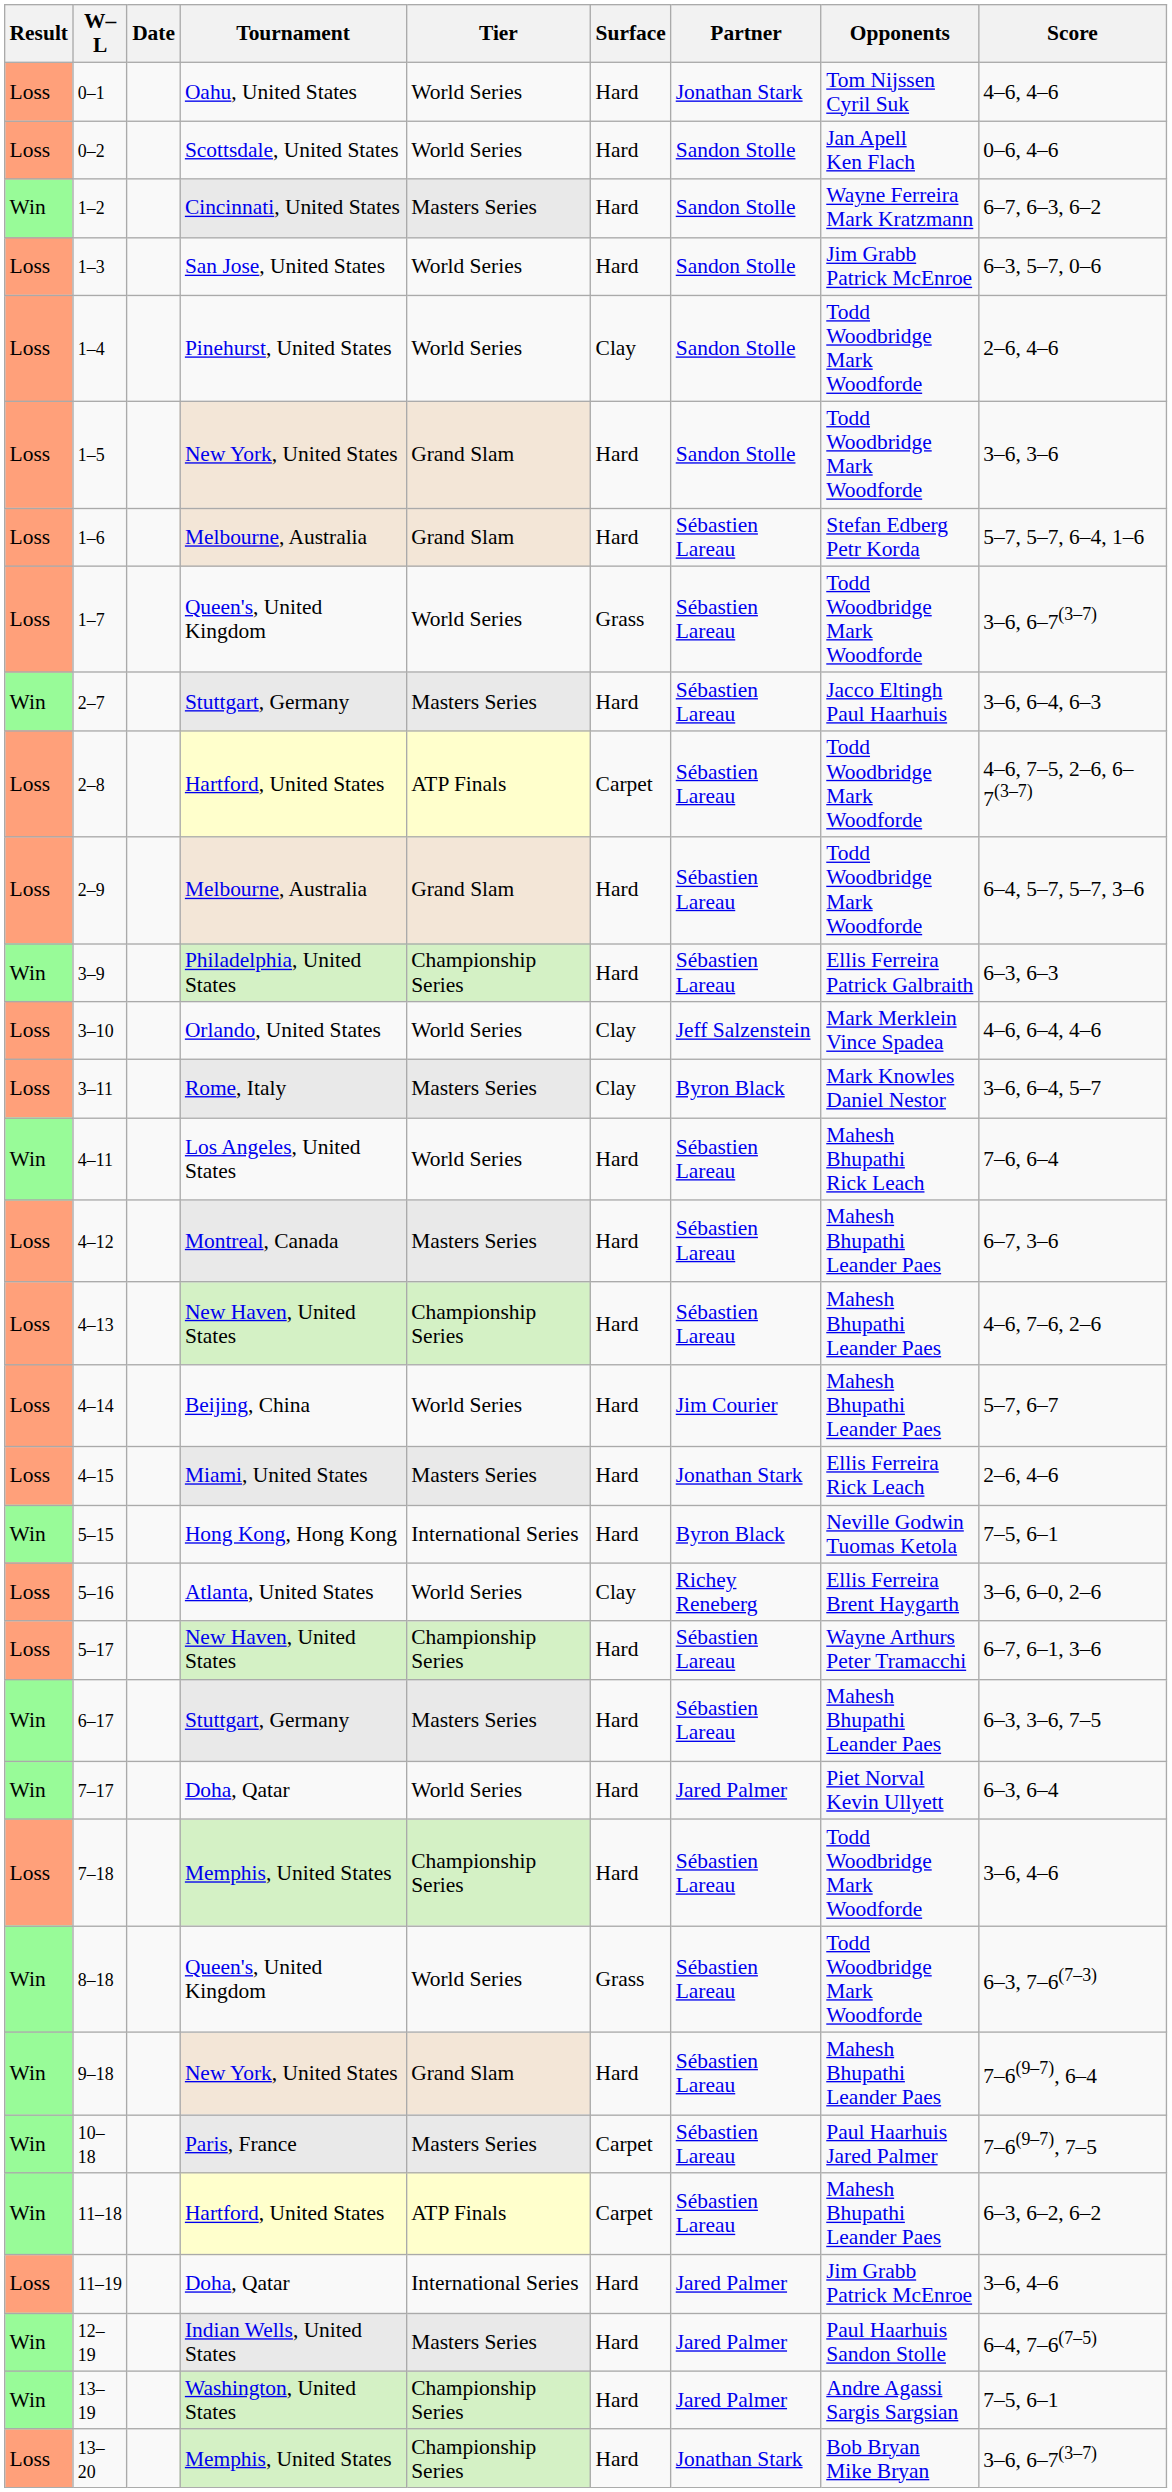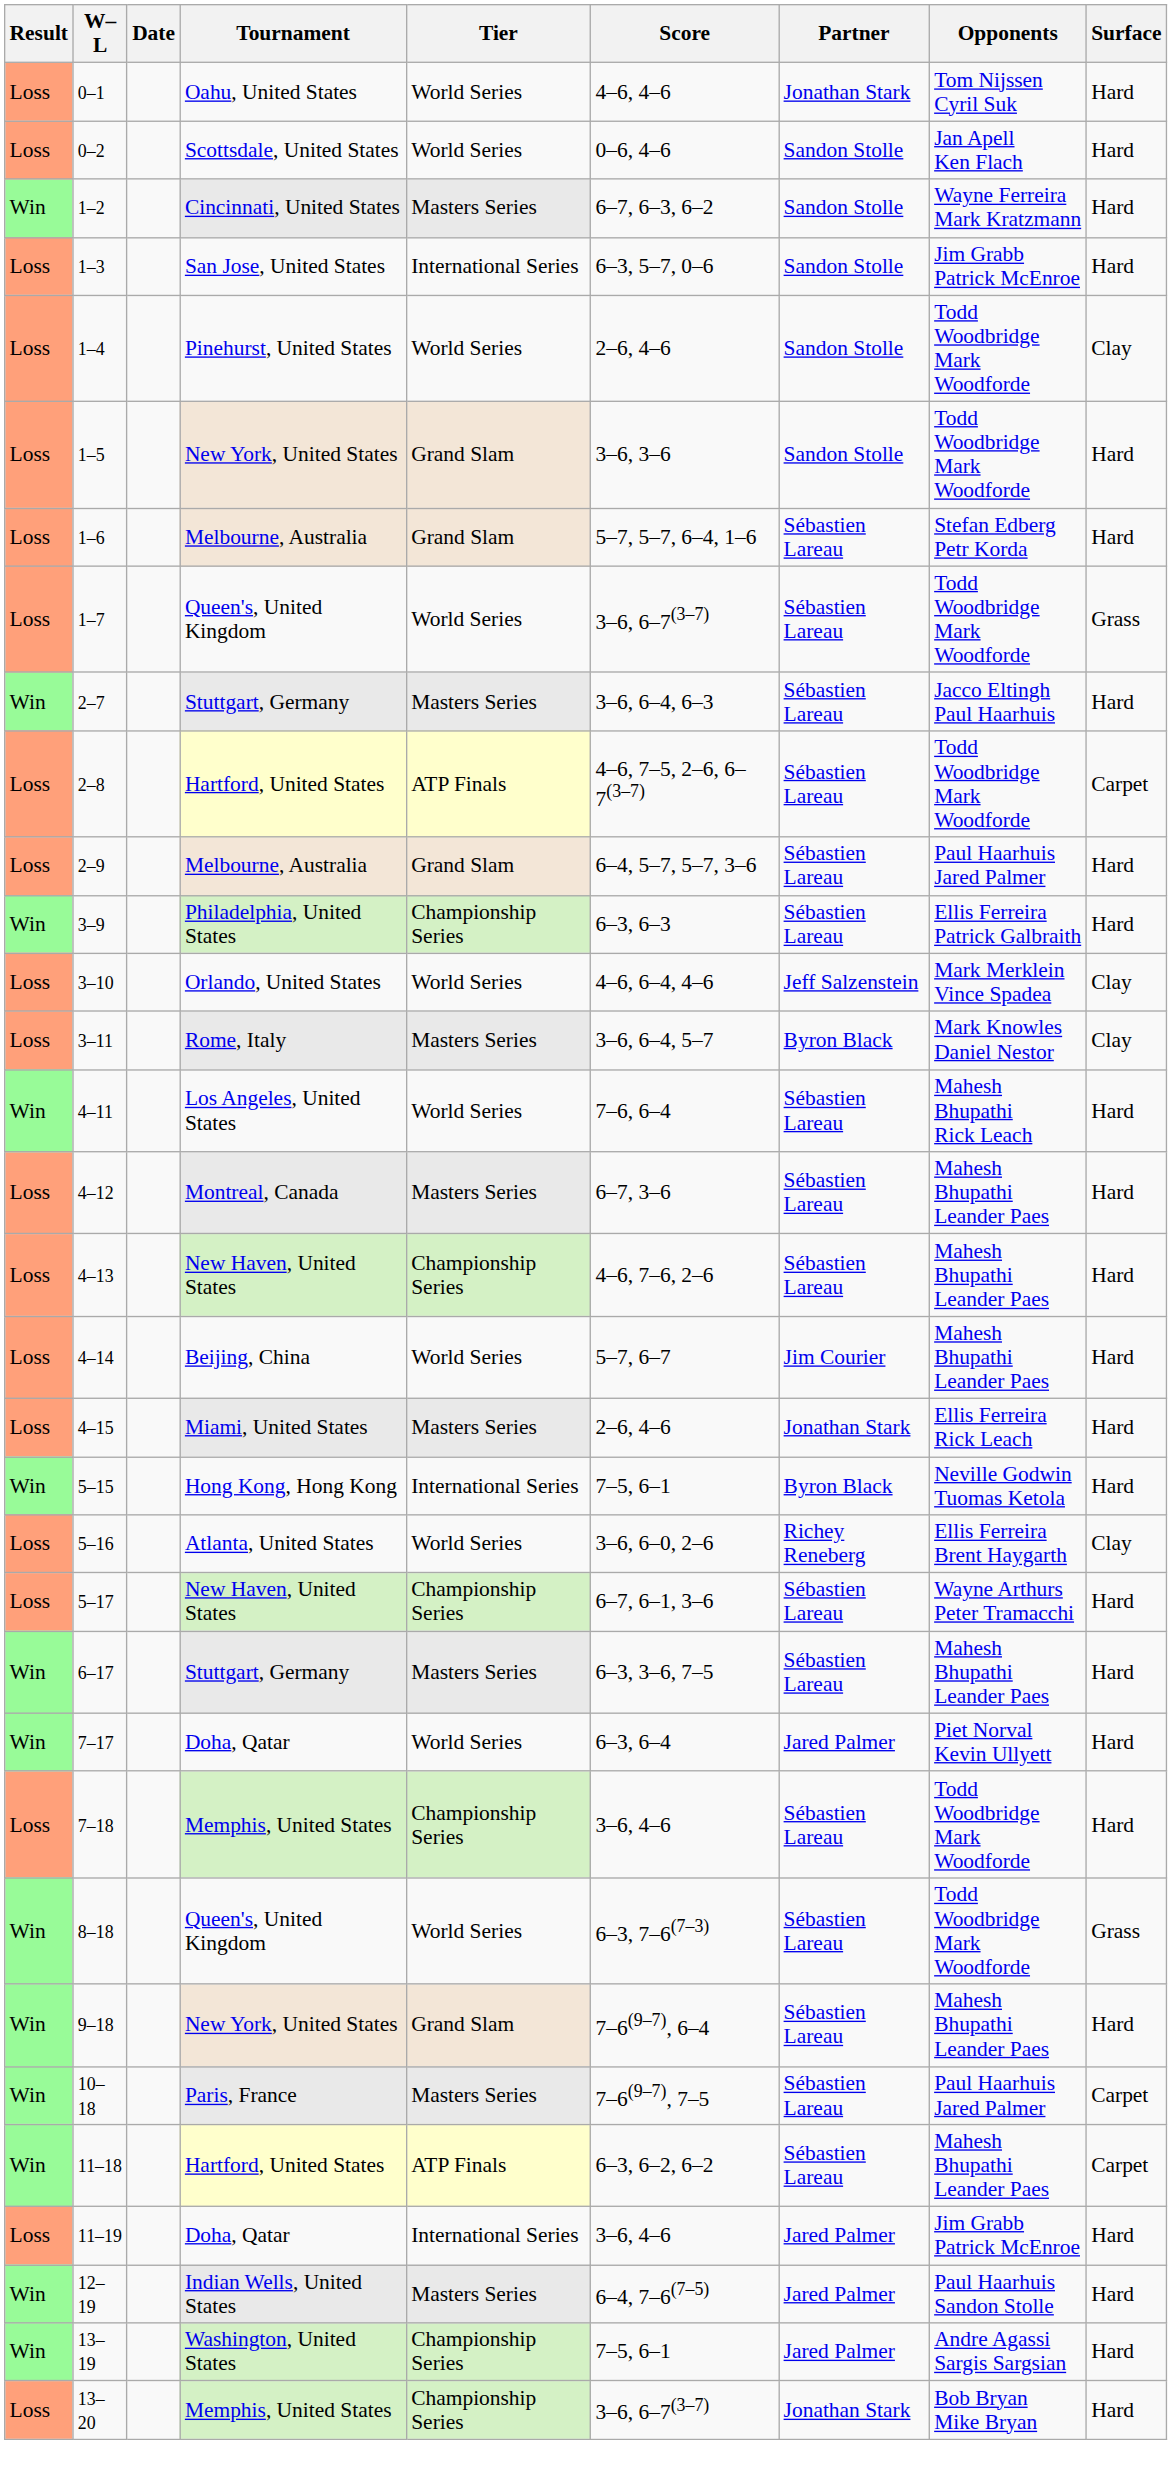columns swapped: (631, 33) <-> (1072, 33)
(467, 266) World Series -> (495, 266) International Series
(879, 889) Todd Woodbridge Mark Woodforde -> (995, 865) Paul Haarhuis Jared Palmer
